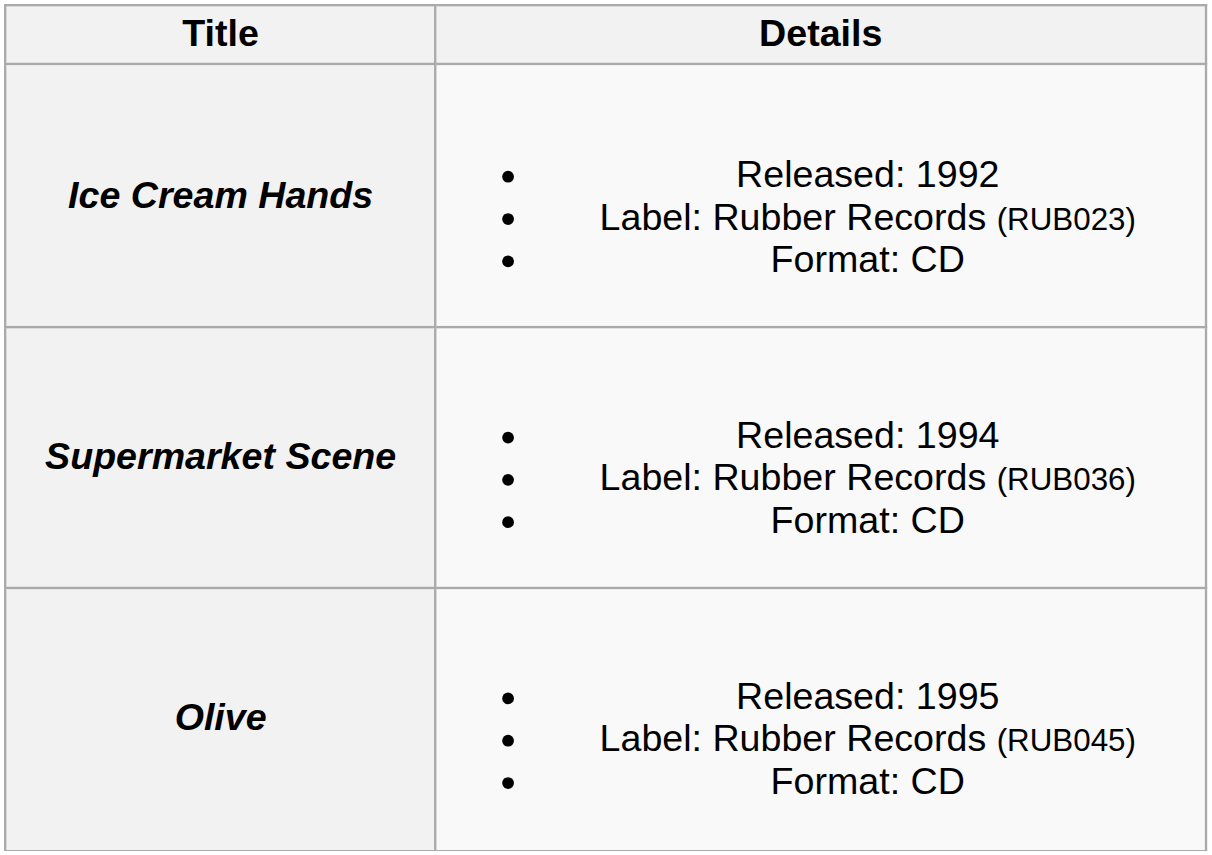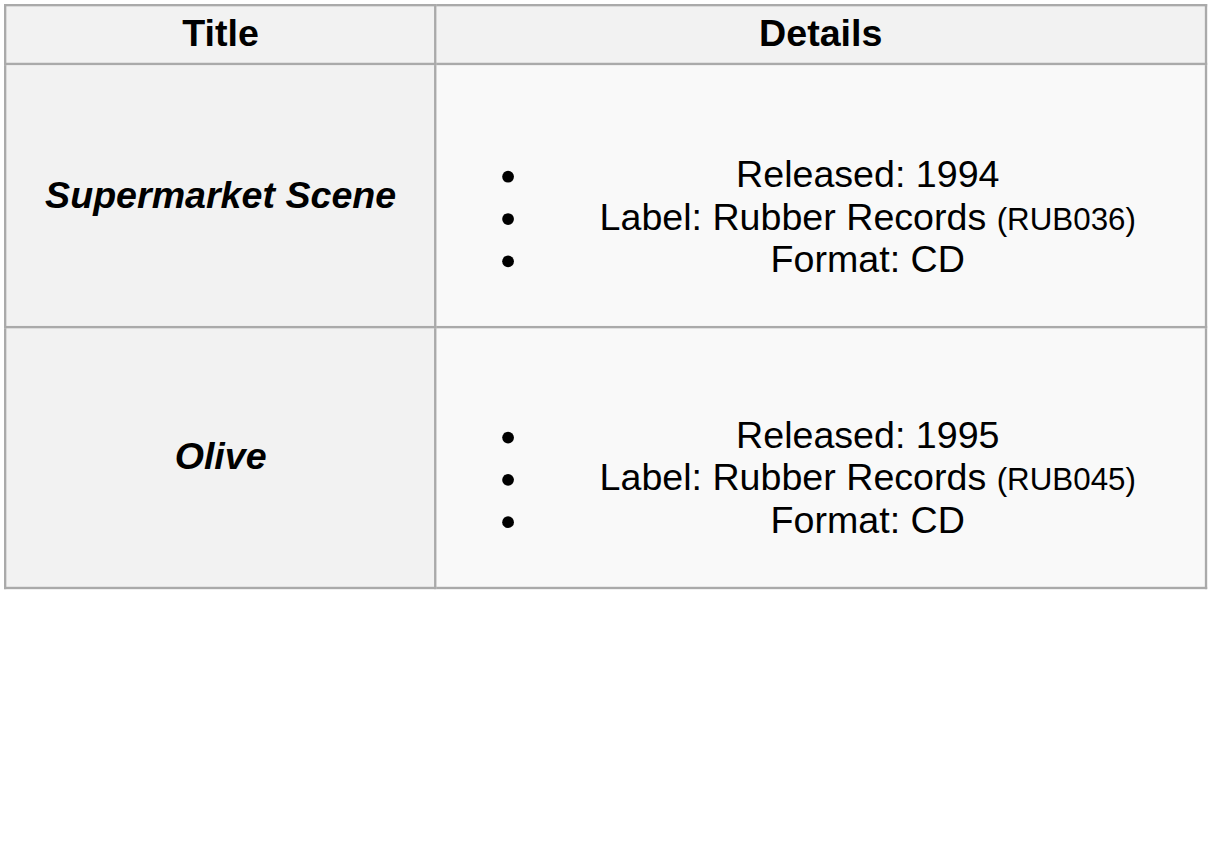- row: (221, 194)
